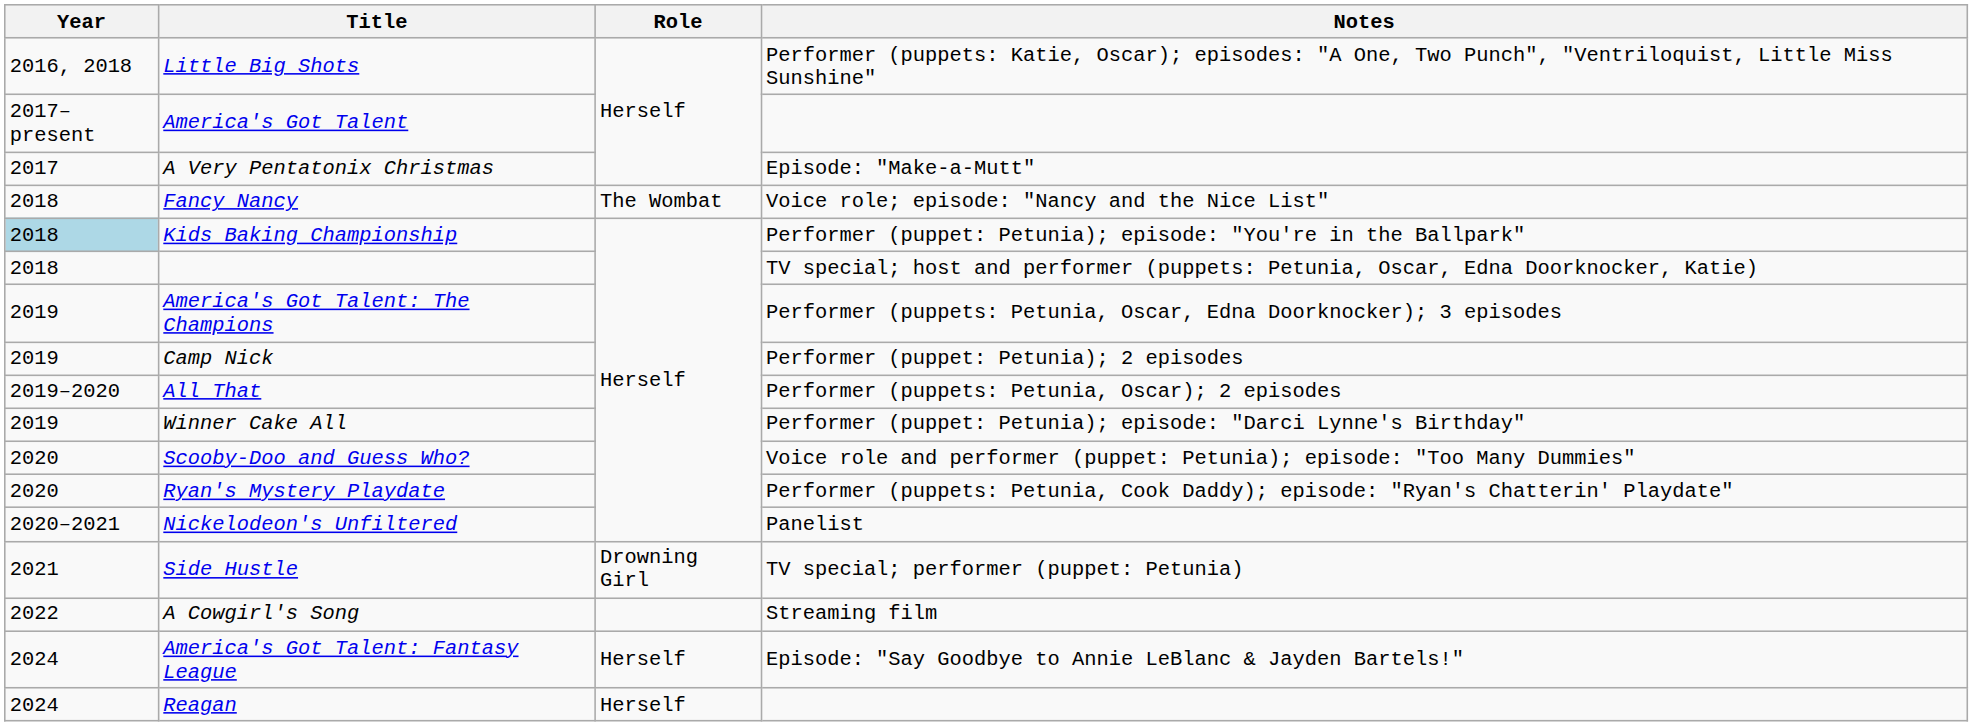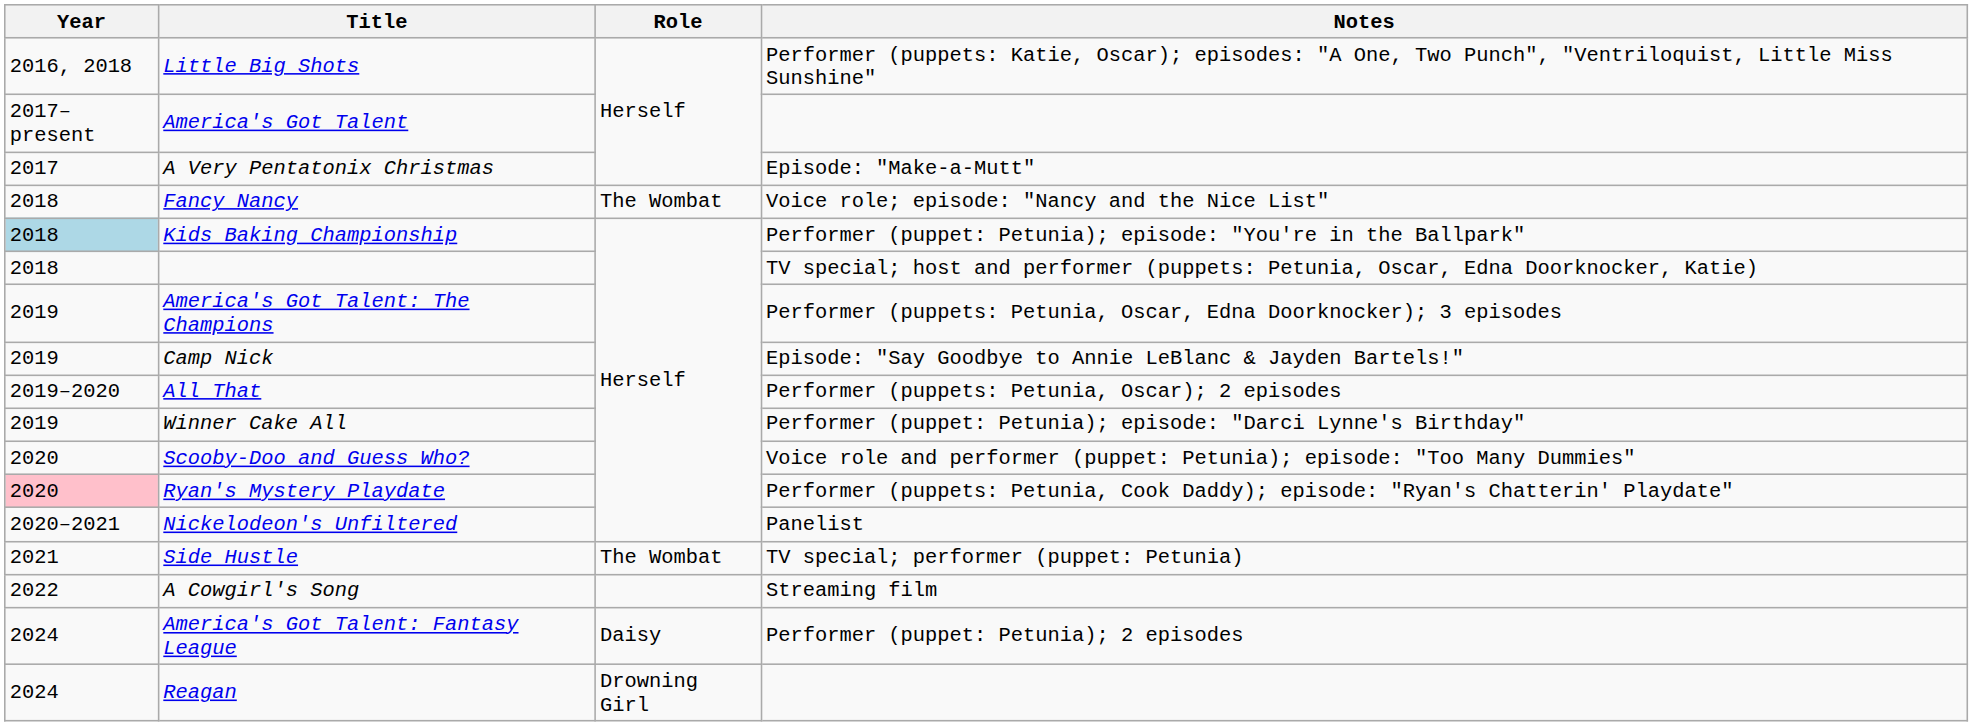(1005, 358) Performer (puppet: Petunia); 2 episodes -> (1115, 358) Episode: "Say Goodbye to Annie LeBlanc & Jayden Bartels!"
(34, 491) no background -> (34, 491) pink background
(649, 570) Drowning Girl -> (661, 558) The Wombat
(643, 660) Herself -> (631, 636) Daisy
(1115, 660) Episode: "Say Goodbye to Annie LeBlanc & Jayden Bartels!" -> (1005, 636) Performer (puppet: Petunia); 2 episodes
(643, 705) Herself -> (649, 693) Drowning Girl
